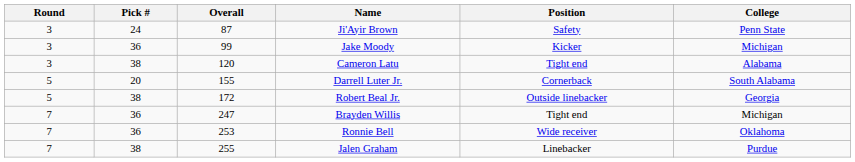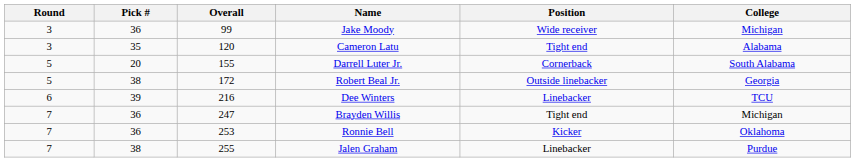- row: (368, 30)
(567, 47) Kicker -> (567, 30) Wide receiver
(136, 64) 38 -> (136, 47) 35
+ row: (368, 98)
(567, 132) Wide receiver -> (567, 132) Kicker
